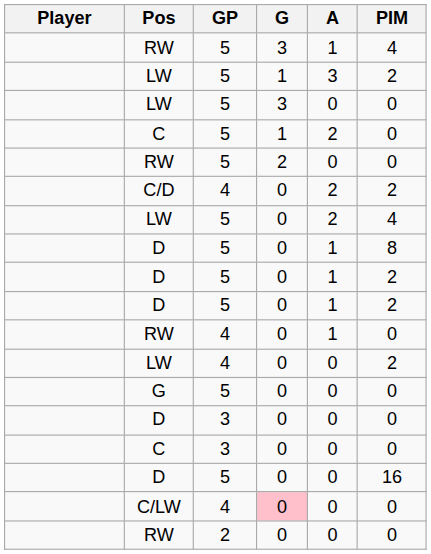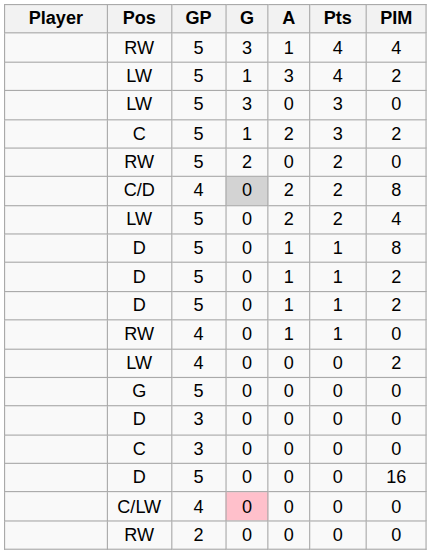+ column: (338, 18)
(392, 133) 0 -> (396, 133) 2
(282, 190) no background -> (247, 190) lightgrey background
(392, 190) 2 -> (396, 190) 8
